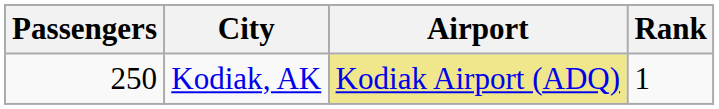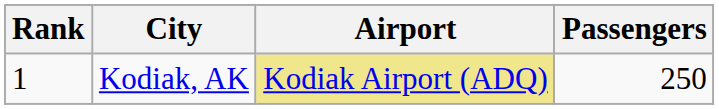columns swapped: (671, 29) <-> (85, 29)
